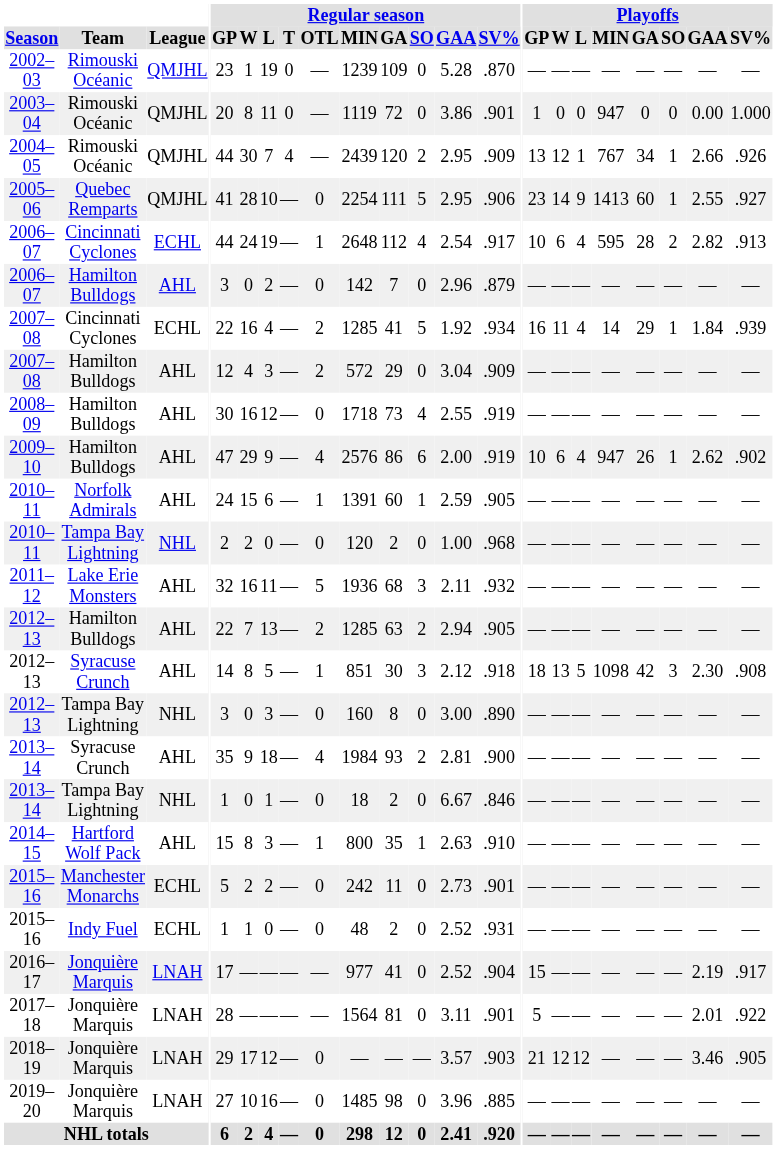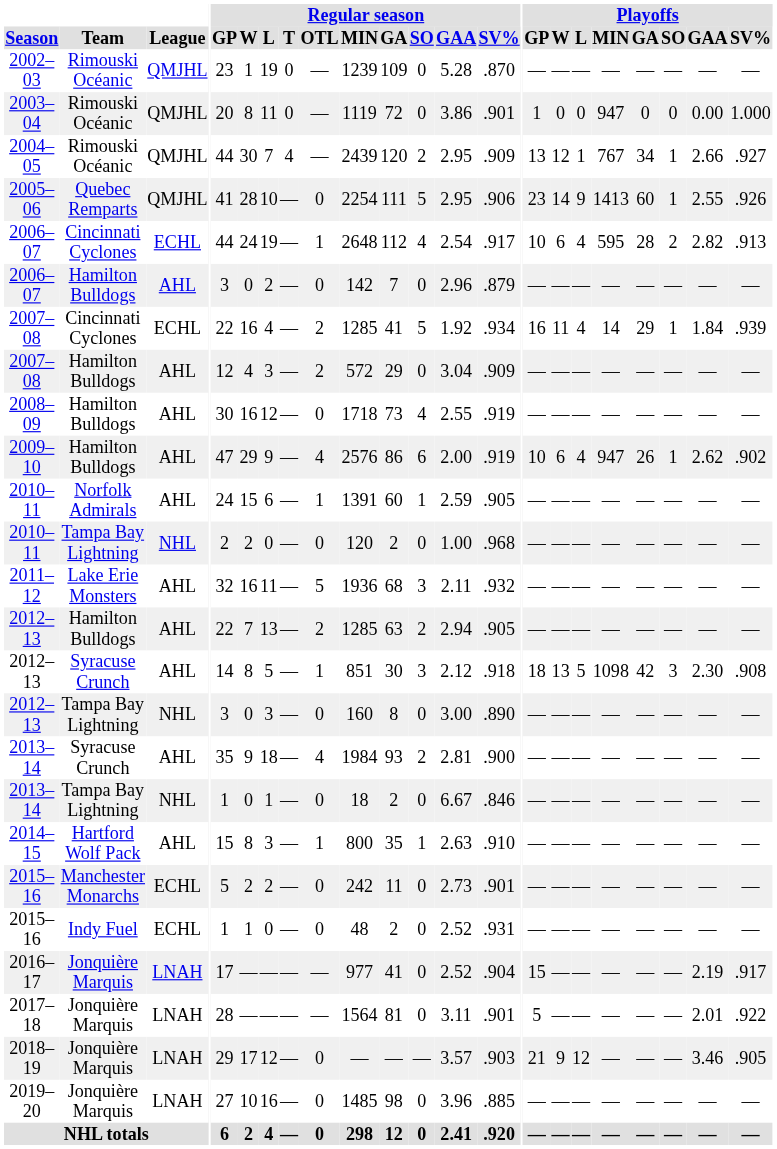(750, 156) .926 -> (750, 156) .927
(750, 199) .927 -> (750, 199) .926
(561, 1058) 12 -> (561, 1058) 9
